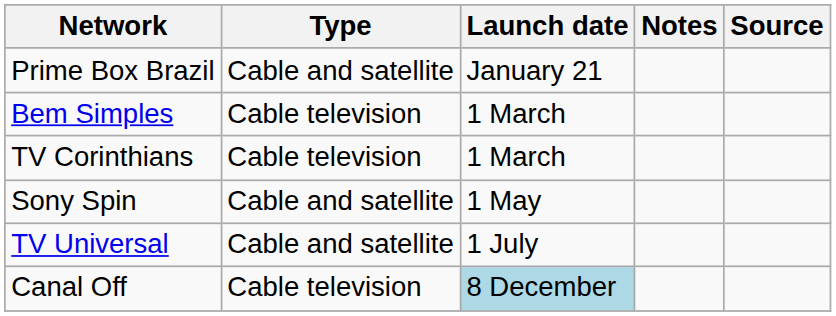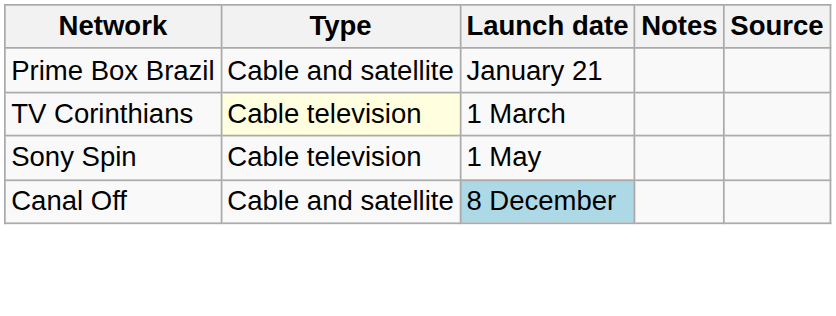- row: (92, 113)
(324, 157) no background -> (324, 113) lightyellow background
(340, 200) Cable and satellite -> (324, 157) Cable television
- row: (90, 244)
(324, 288) Cable television -> (340, 200) Cable and satellite
